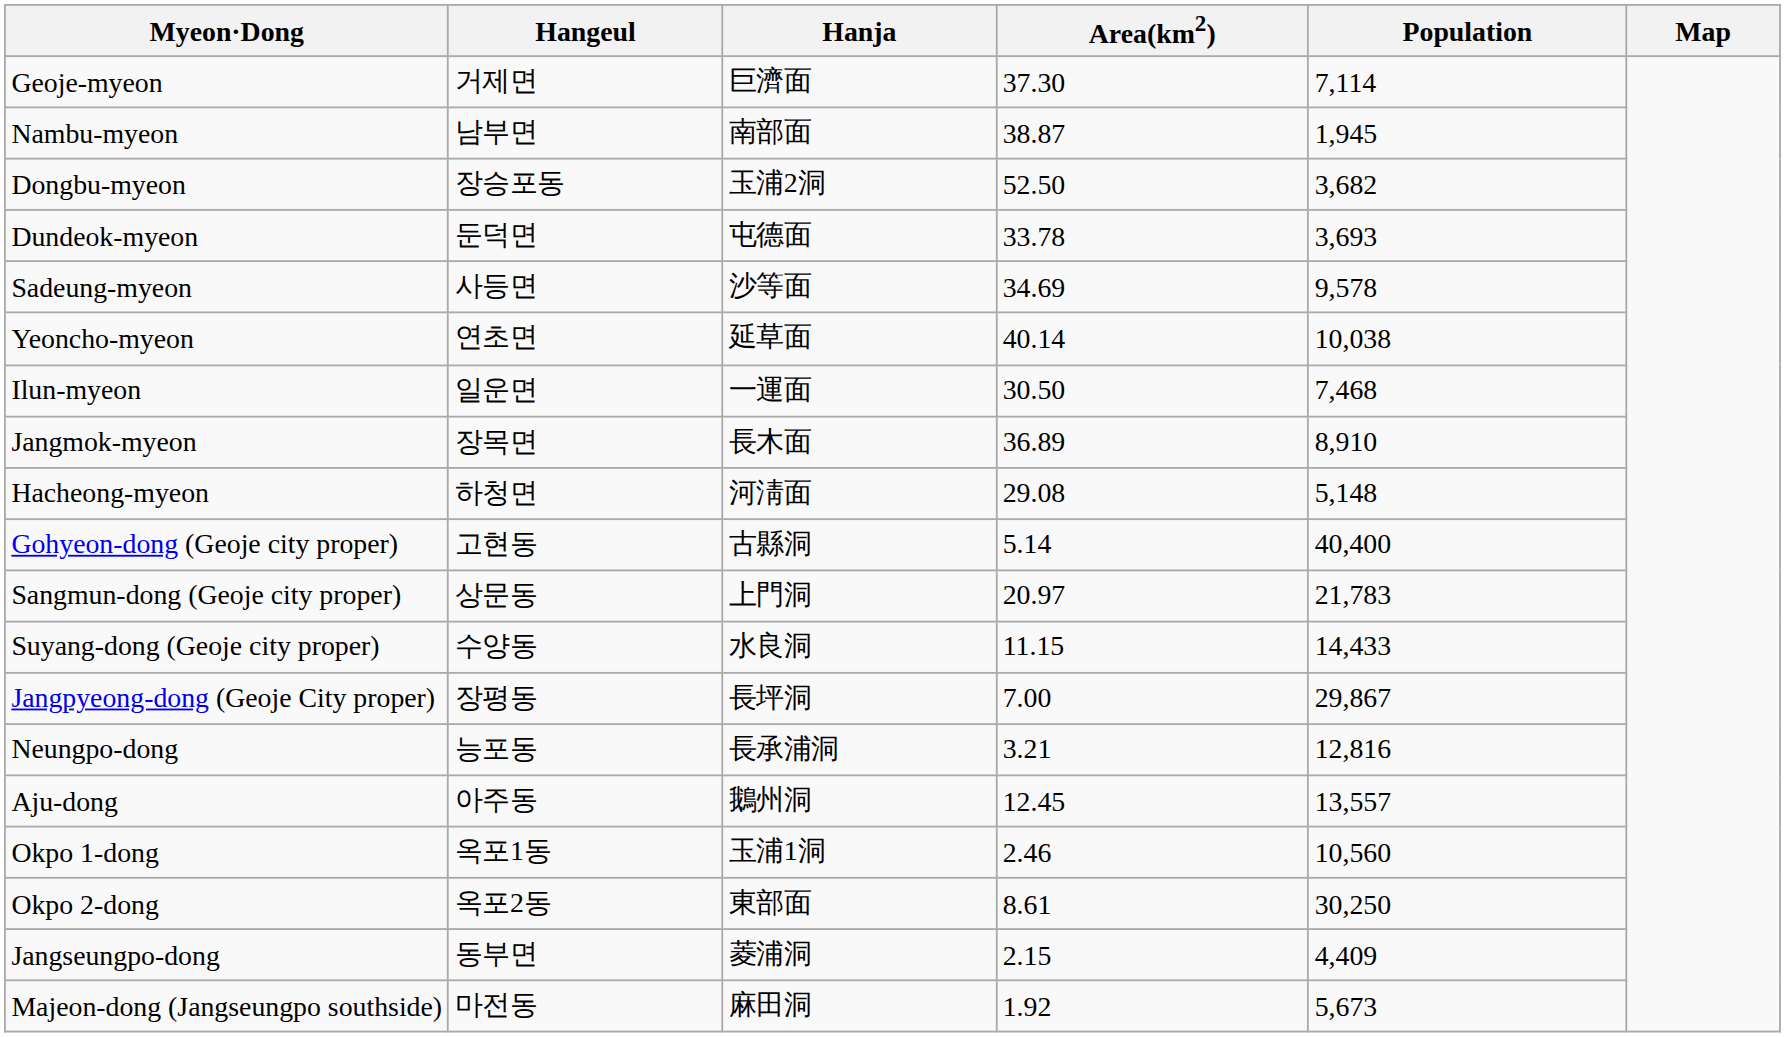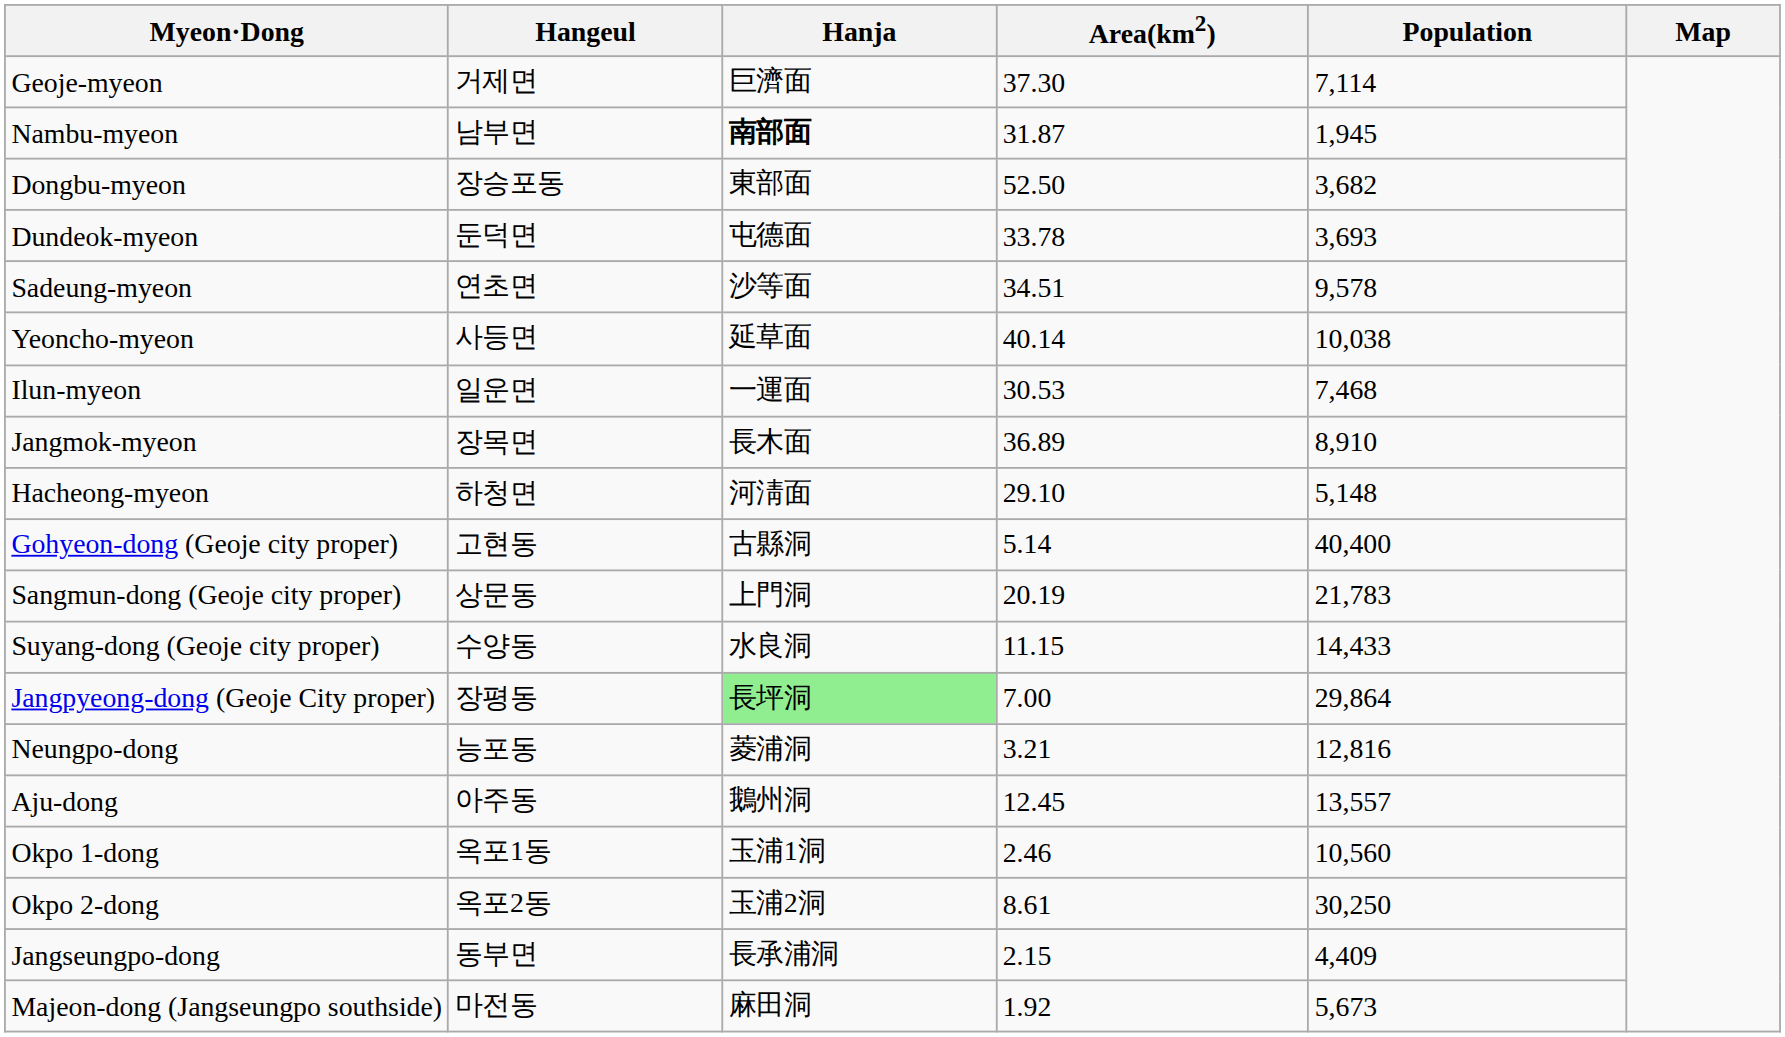(770, 132) normal -> (770, 132) bold
(1034, 133) 38.87 -> (1034, 133) 31.87
(777, 183) 玉浦2洞 -> (770, 183) 東部面
(496, 286) 사등면 -> (496, 286) 연초면
(1034, 287) 34.69 -> (1034, 287) 34.51
(496, 337) 연초면 -> (496, 337) 사등면
(1034, 389) 30.50 -> (1034, 389) 30.53
(1034, 492) 29.08 -> (1034, 492) 29.10
(1034, 595) 20.97 -> (1034, 595) 20.19
(770, 697) no background -> (770, 697) lightgreen background
(1353, 698) 29,867 -> (1353, 698) 29,864
(784, 748) 長承浦洞 -> (770, 748) 菱浦洞
(770, 902) 東部面 -> (777, 902) 玉浦2洞
(770, 953) 菱浦洞 -> (784, 953) 長承浦洞
